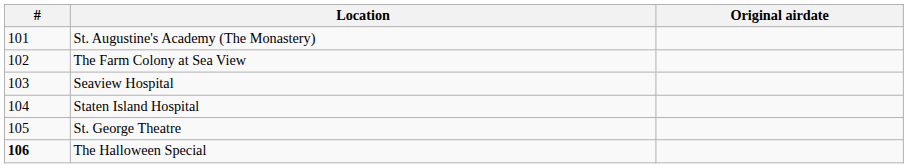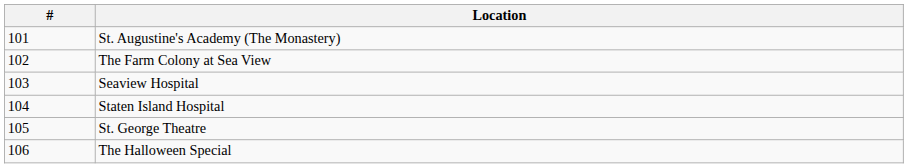- column: (780, 15)
(18, 151) bold -> (18, 151) normal
